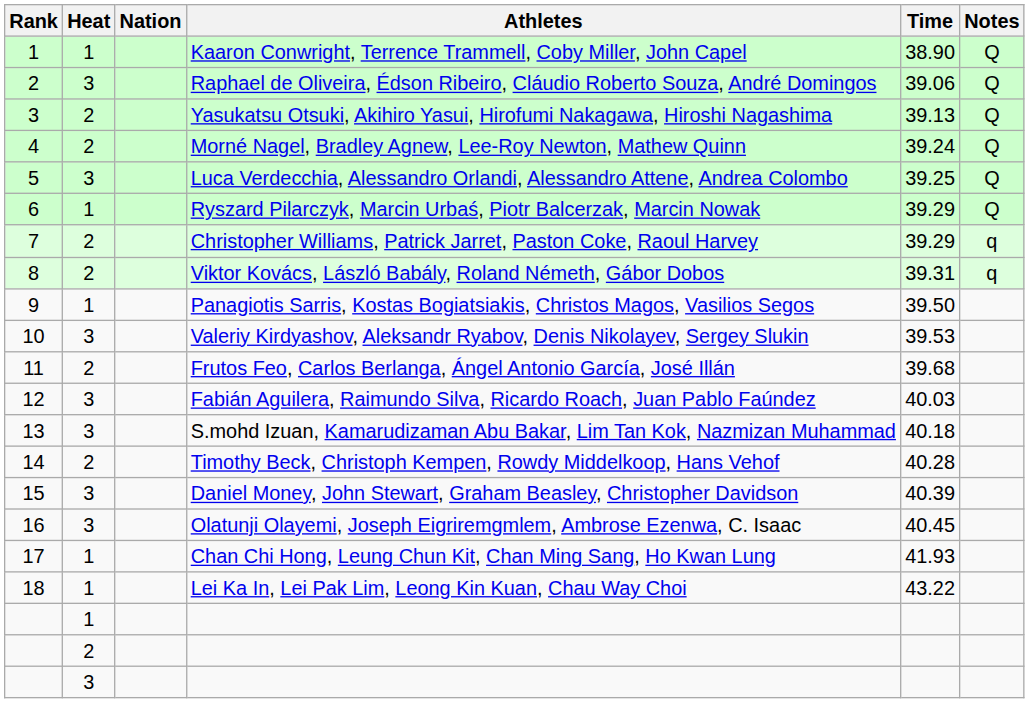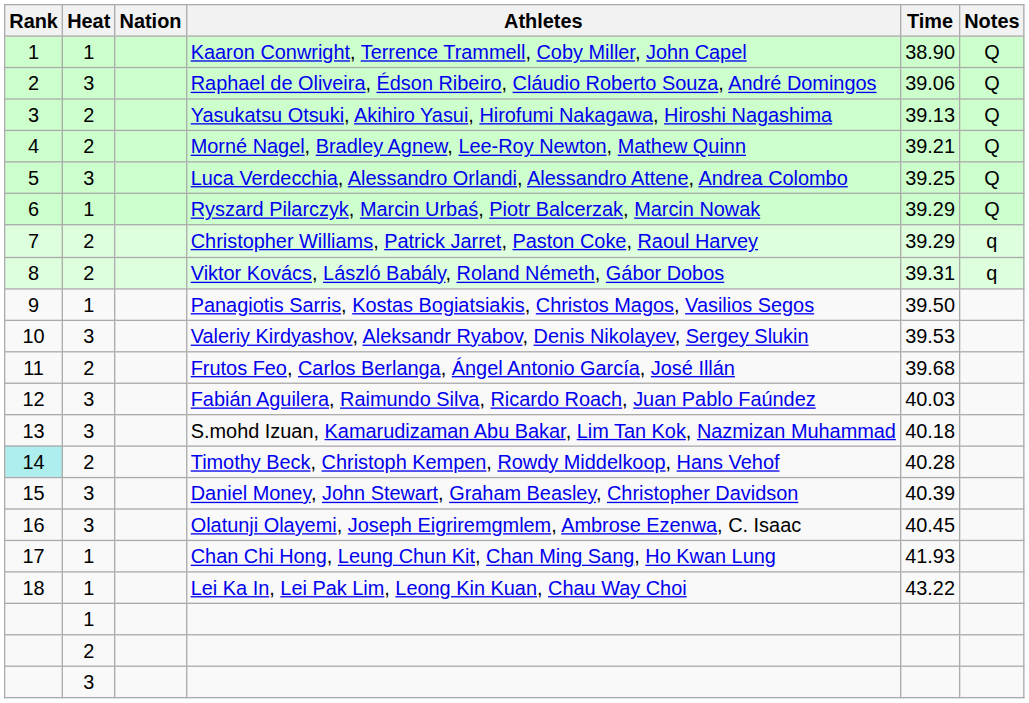(930, 147) 39.24 -> (930, 147) 39.21
(34, 462) no background -> (34, 462) paleturquoise background
